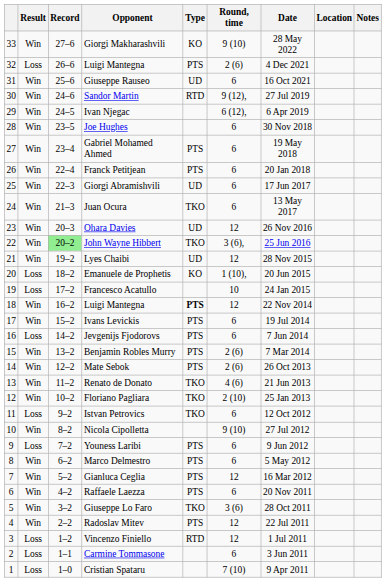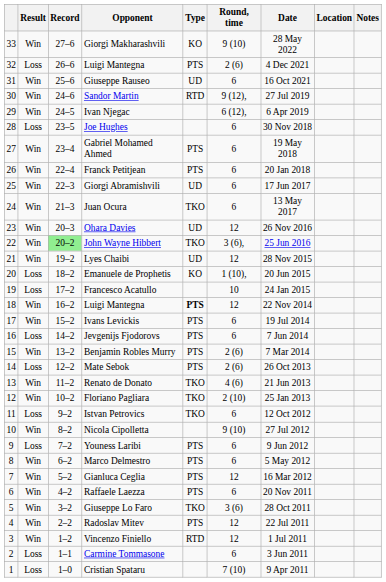(33, 128) Win -> (33, 128) Loss
(33, 367) Win -> (33, 367) Loss
(33, 538) Loss -> (33, 538) Win
